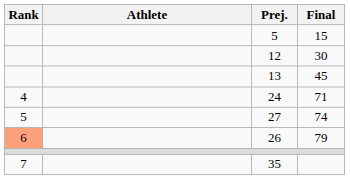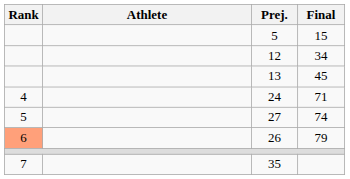(321, 55) 30 -> (321, 55) 34
